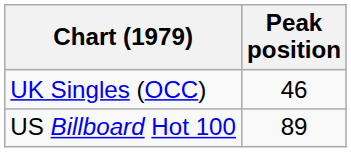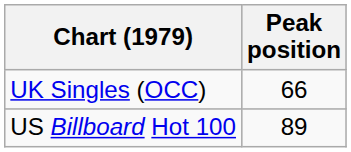(294, 89) 46 -> (294, 89) 66
